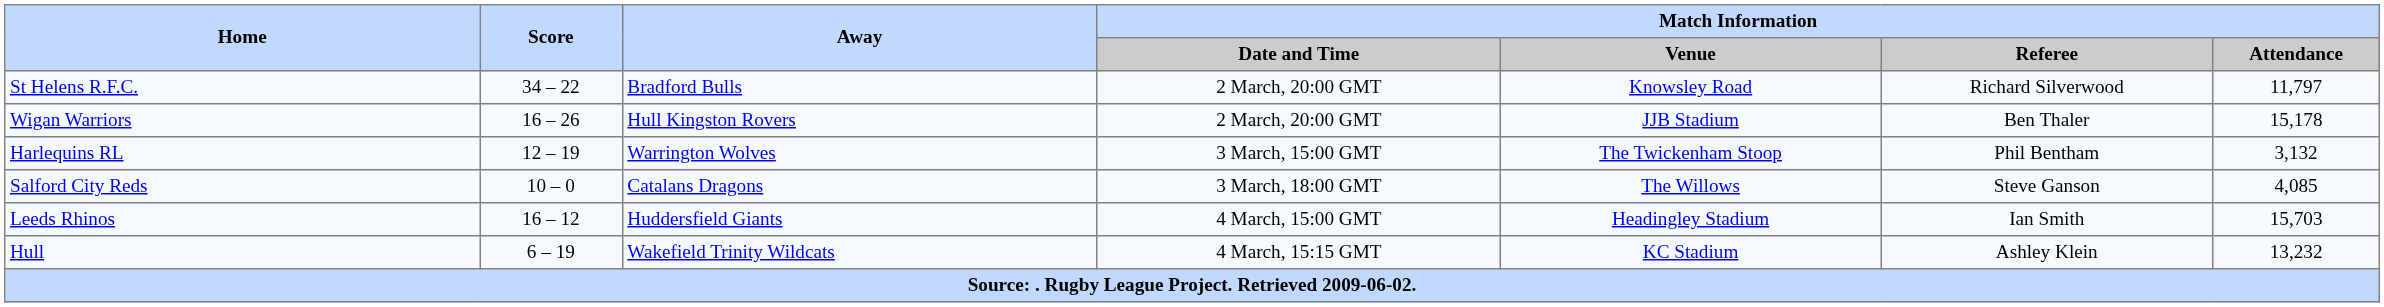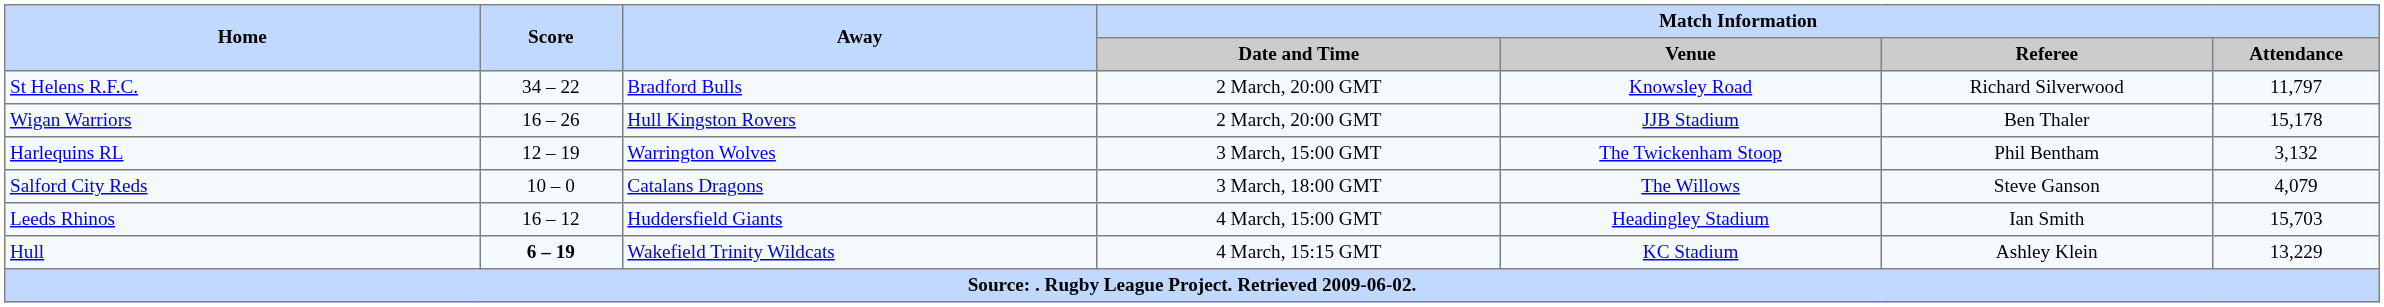(2296, 186) 4,085 -> (2296, 186) 4,079
(551, 252) normal -> (551, 252) bold
(2296, 252) 13,232 -> (2296, 252) 13,229
